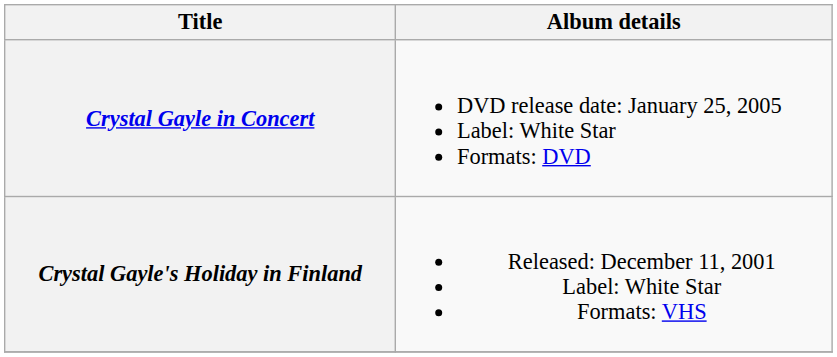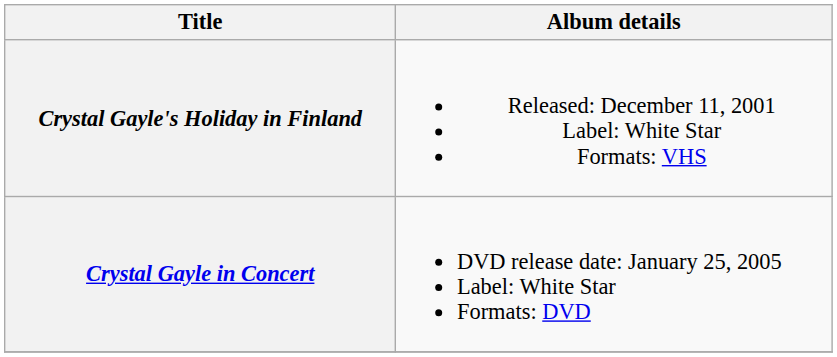rows swapped: (200, 273) <-> (200, 117)
